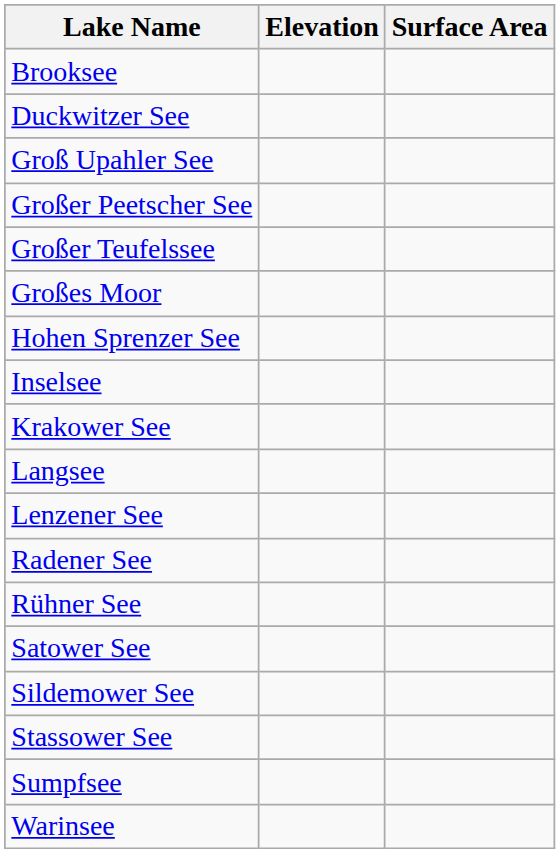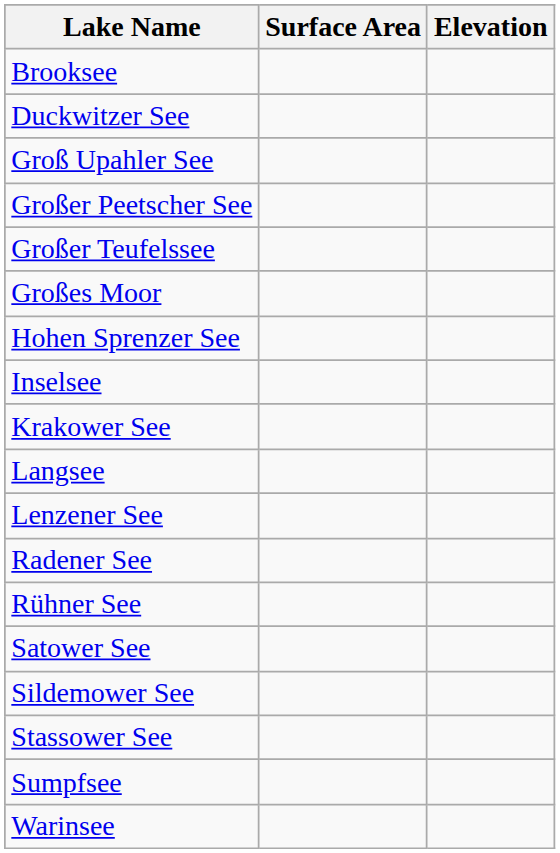columns swapped: (322, 26) <-> (470, 26)
